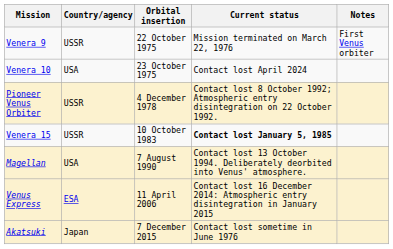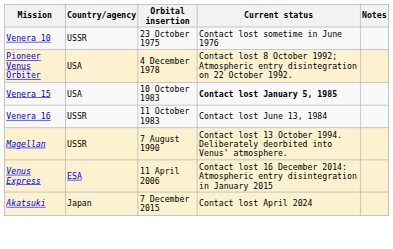- row: (26, 43)
(71, 71) USA -> (77, 39) USSR
(250, 71) Contact lost April 2024 -> (271, 39) Contact lost sometime in June 1976
(74, 103) USSR -> (74, 66) USA
(74, 135) USSR -> (74, 94) USA
+ row: (28, 116)
(71, 163) USA -> (77, 144) USSR
(253, 232) Contact lost sometime in June 1976 -> (256, 204) Contact lost April 2024
